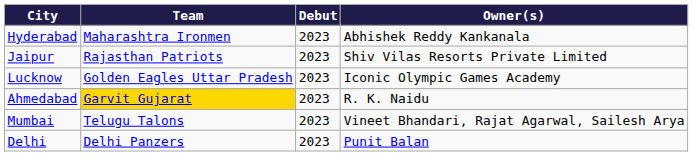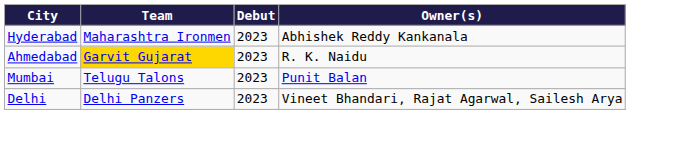- row: (31, 57)
- row: (35, 78)
(514, 120) Vineet Bhandari, Rajat Agarwal, Sailesh Arya -> (324, 78) Punit Balan
(386, 141) Punit Balan -> (452, 99) Vineet Bhandari, Rajat Agarwal, Sailesh Arya
